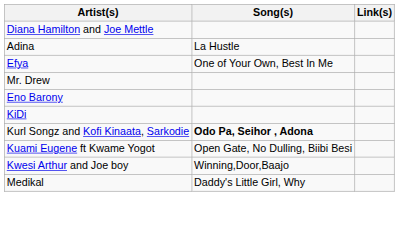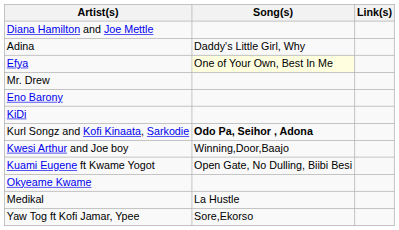(217, 47) La Hustle -> (250, 47) Daddy's Little Girl, Why
(264, 64) no background -> (264, 64) lightyellow background
rows swapped: (68, 166) <-> (81, 149)
+ row: (49, 183)
(250, 183) Daddy's Little Girl, Why -> (217, 200) La Hustle
+ row: (73, 217)
